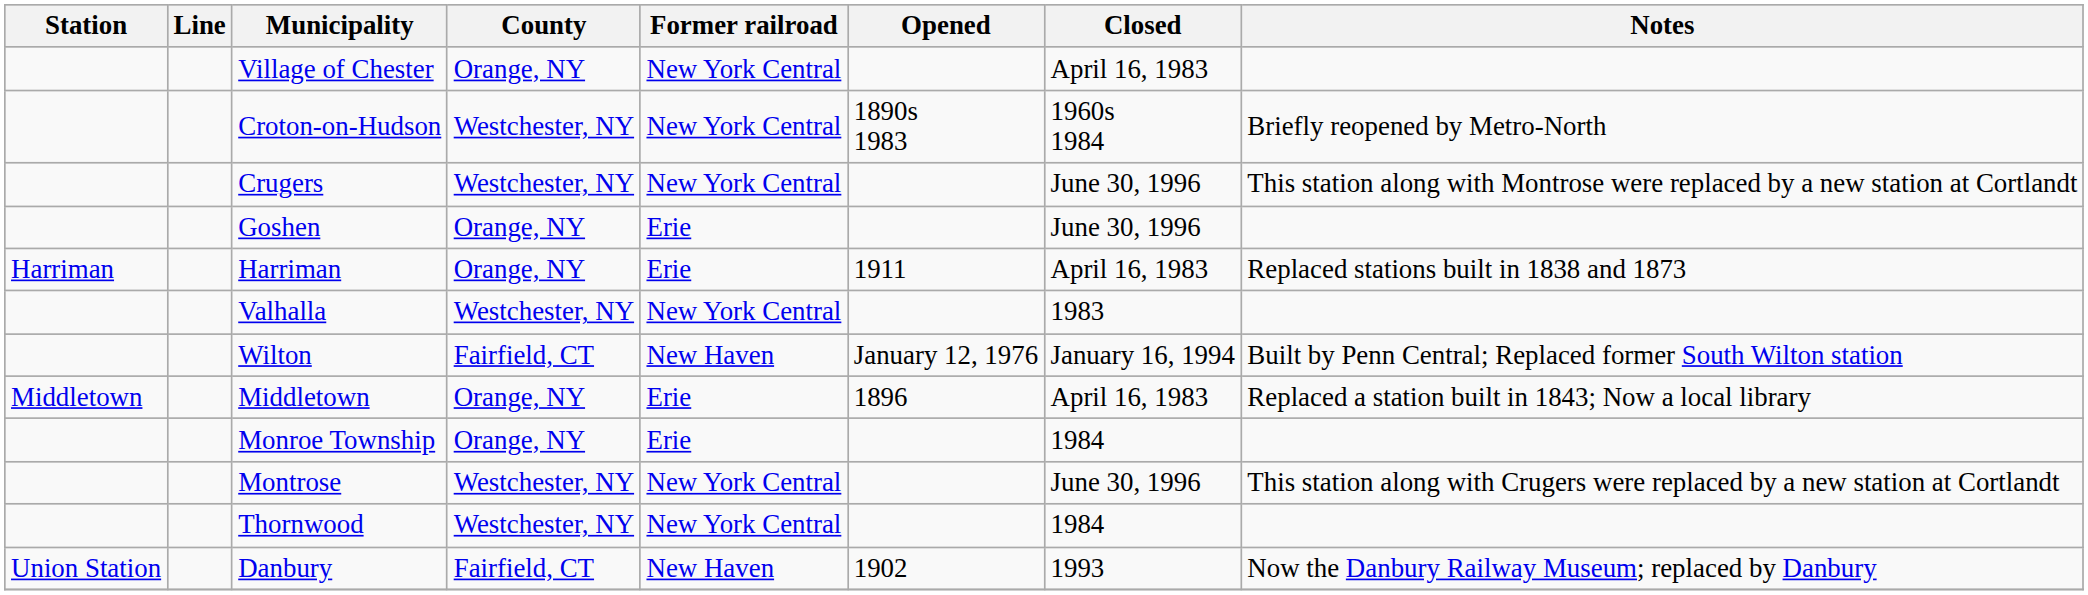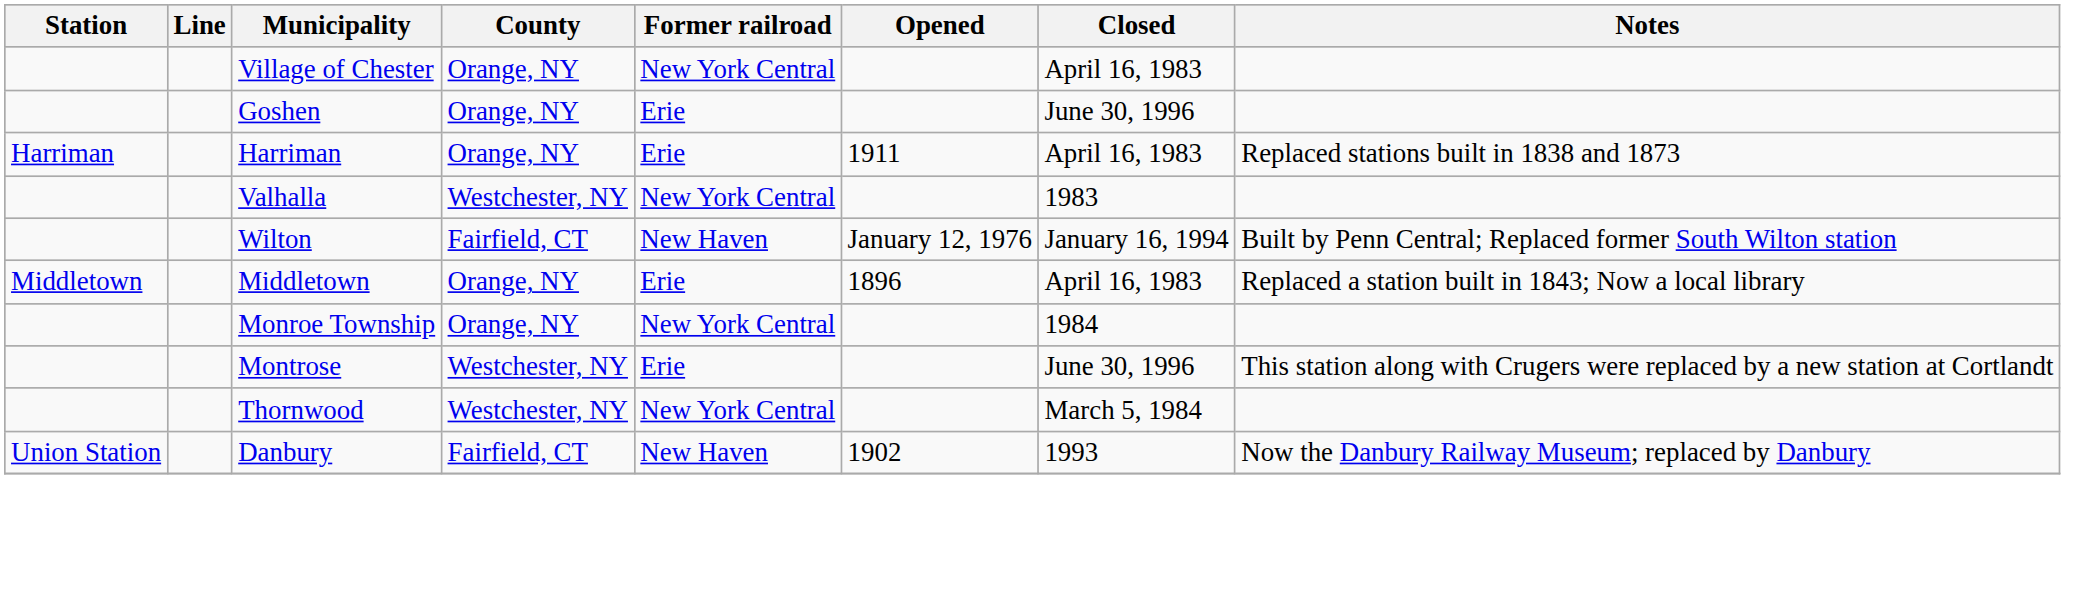- row: (340, 126)
- row: (281, 183)
(669, 439) Erie -> (738, 324) New York Central
(744, 482) New York Central -> (663, 366) Erie
(1077, 524) 1984 -> (1123, 409) March 5, 1984
